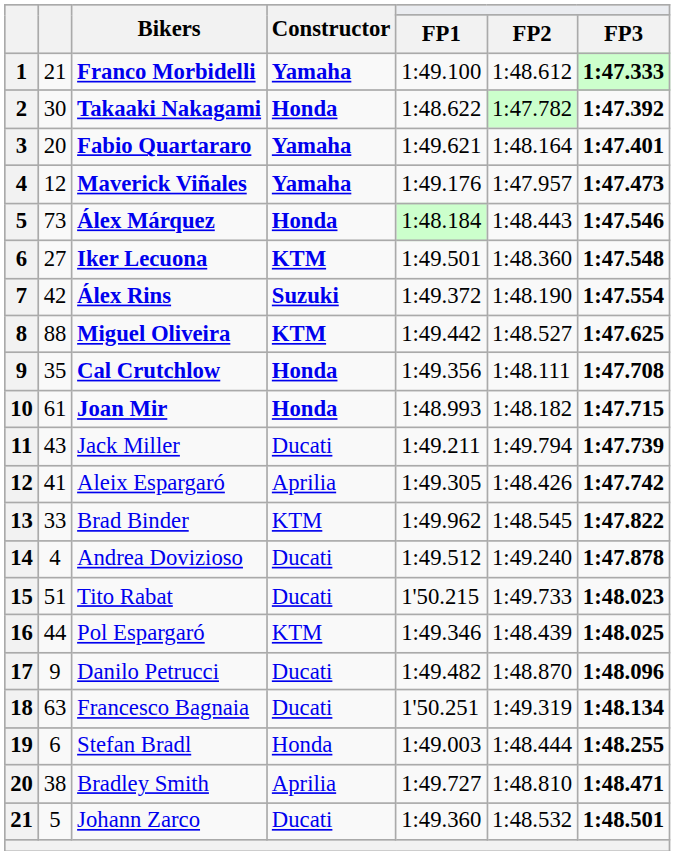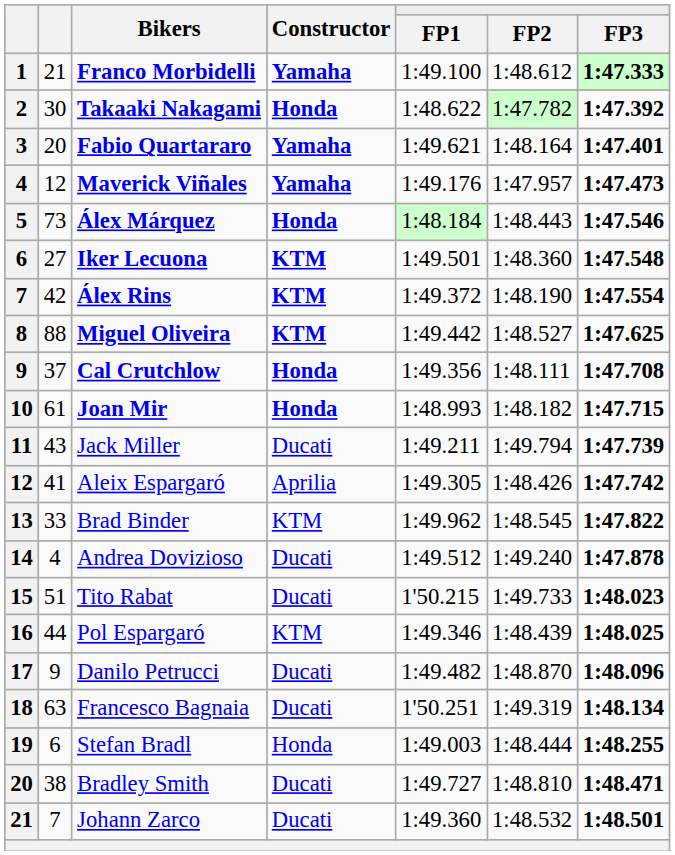(305, 295) Suzuki -> (299, 295) KTM
(55, 370) 35 -> (55, 370) 37
(304, 782) Aprilia -> (302, 782) Ducati
(55, 820) 5 -> (55, 820) 7
